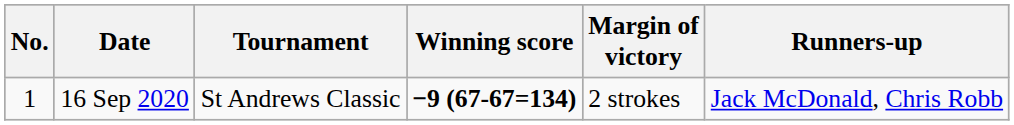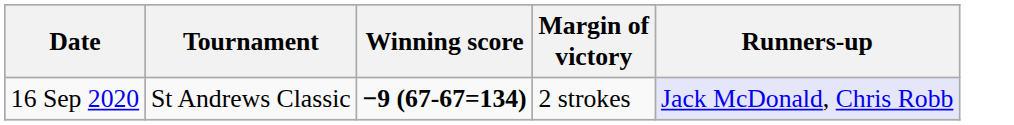- column: (30, 41)
(857, 98) no background -> (807, 98) lavender background
